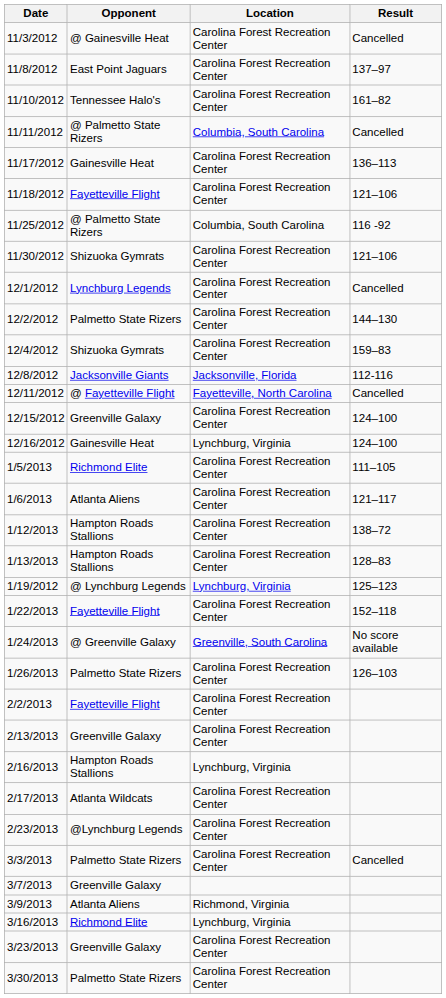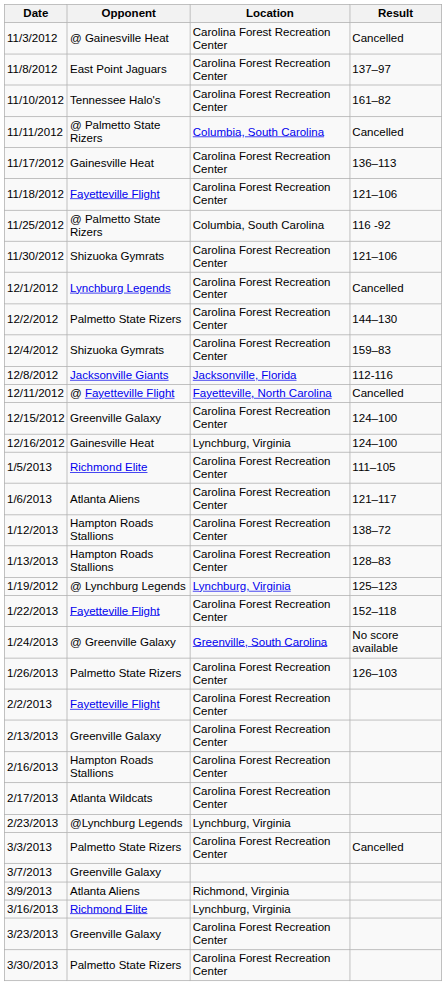(242, 767) Lynchburg, Virginia -> (262, 767) Carolina Forest Recreation Center
(262, 829) Carolina Forest Recreation Center -> (242, 823) Lynchburg, Virginia
